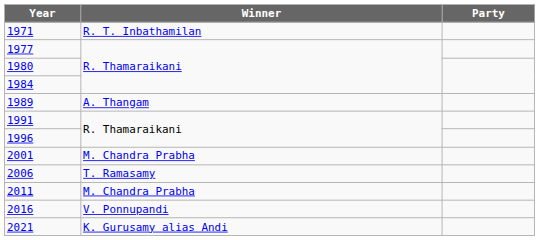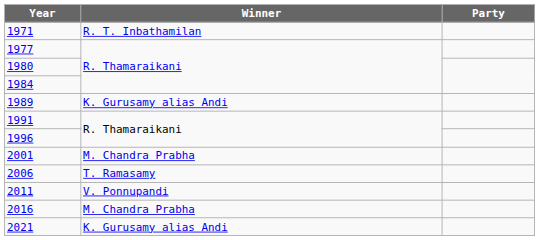(116, 102) A. Thangam -> (155, 102) K. Gurusamy alias Andi
(139, 191) M. Chandra Prabha -> (126, 191) V. Ponnupandi
(126, 209) V. Ponnupandi -> (139, 209) M. Chandra Prabha
